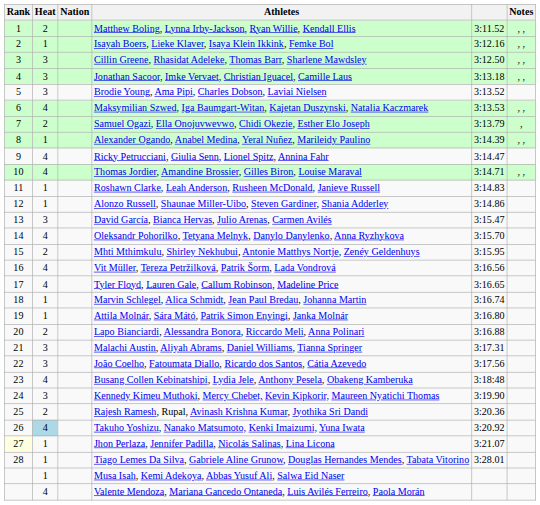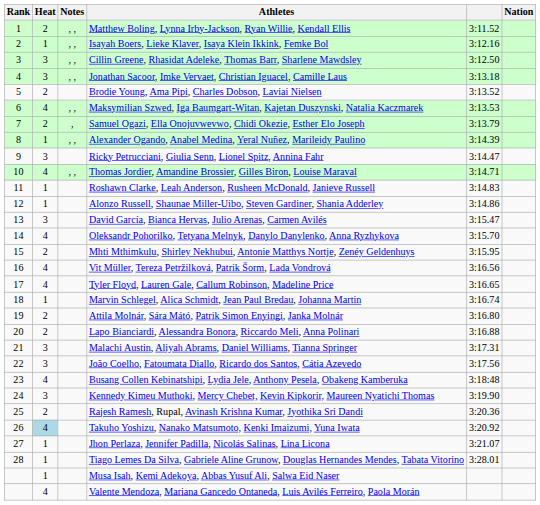columns swapped: (75, 12) <-> (521, 12)
(45, 92) 3 -> (45, 92) 2
(45, 156) 4 -> (45, 156) 3
(45, 316) 1 -> (45, 316) 2
(18, 444) lightyellow background -> (18, 444) no background
